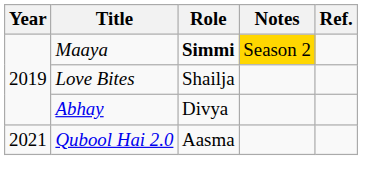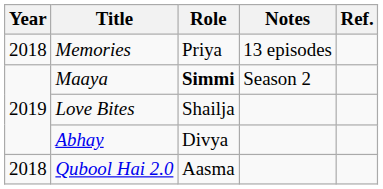+ row: (93, 49)
(277, 49) gold background -> (277, 79) no background
(28, 139) 2021 -> (28, 169) 2018
